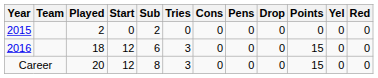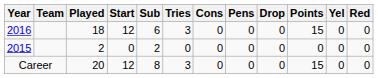rows swapped: (19, 31) <-> (19, 48)
